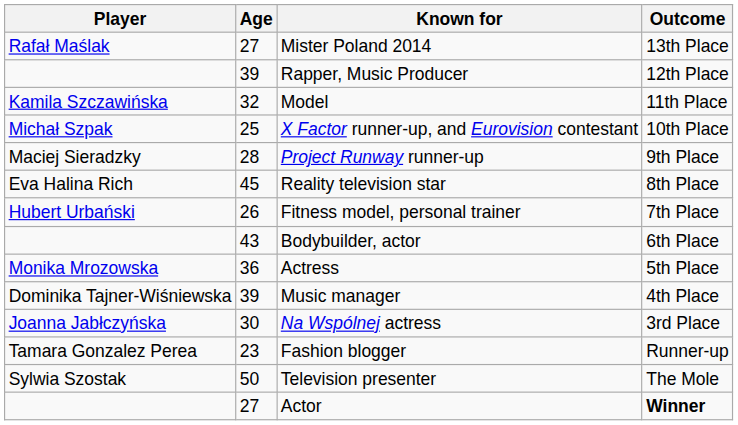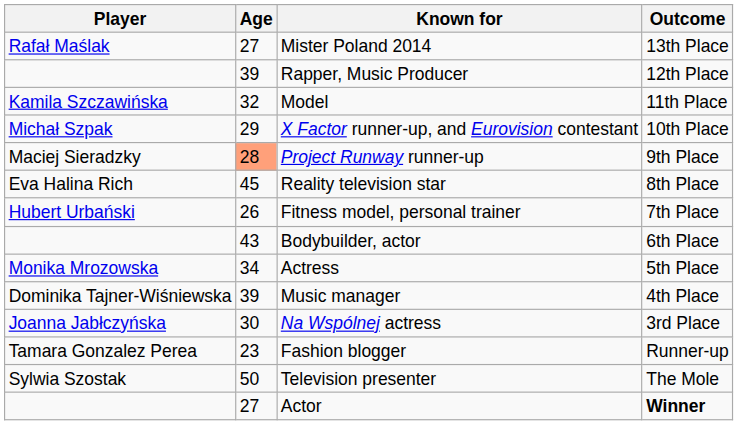(249, 129) 25 -> (249, 129) 29
(249, 157) no background -> (249, 157) lightsalmon background
(249, 268) 36 -> (249, 268) 34
